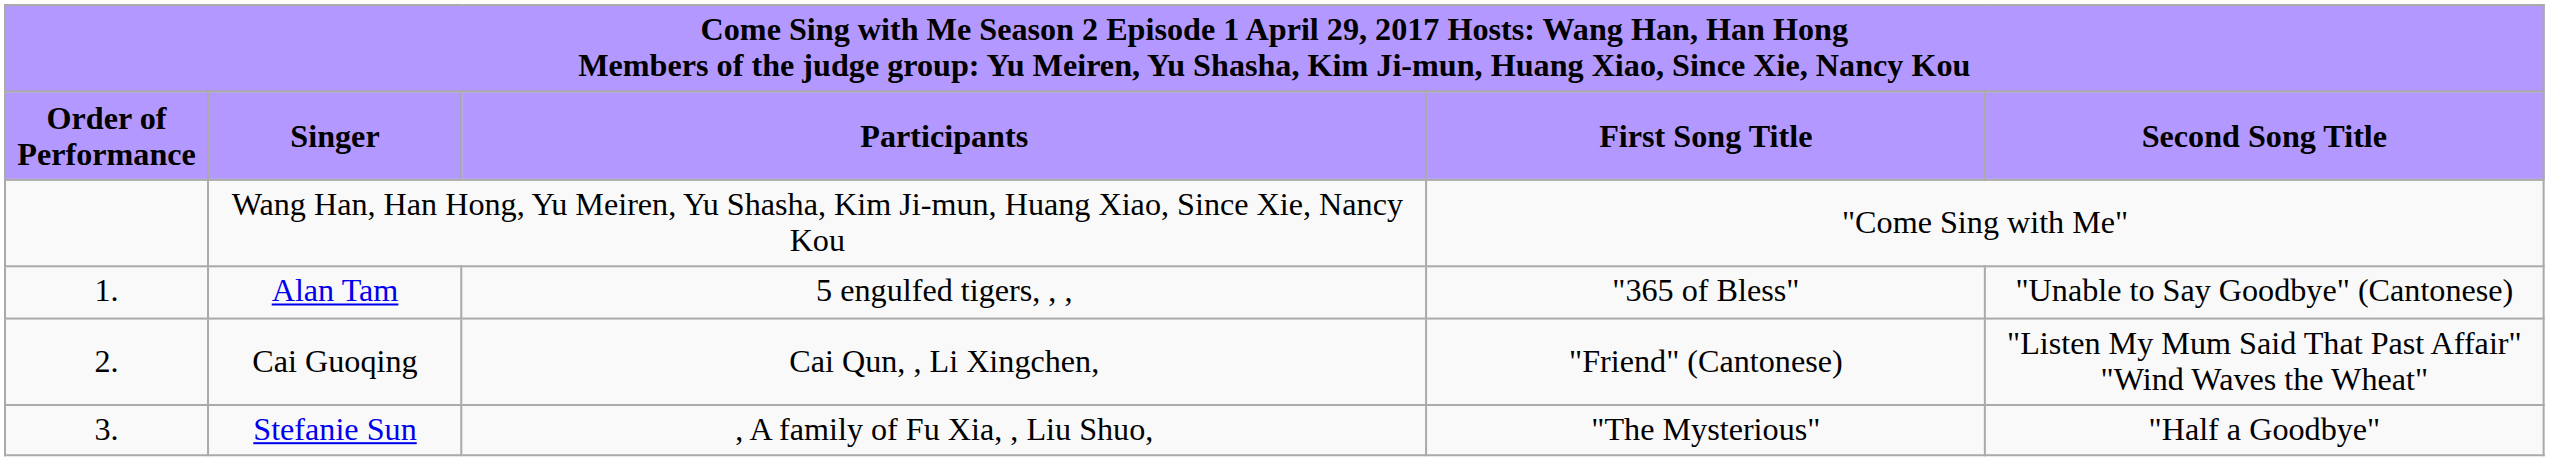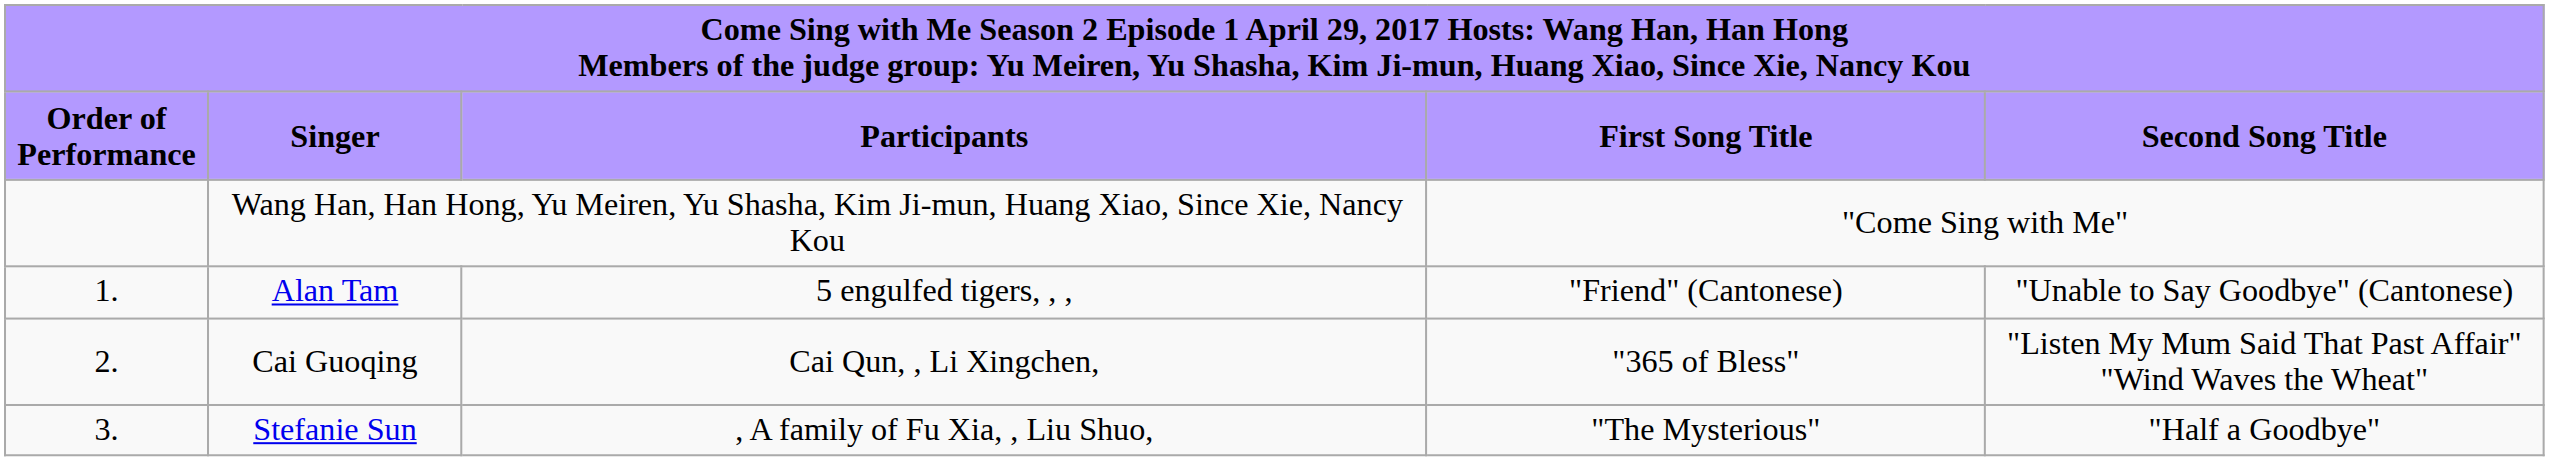(1706, 291) "365 of Bless" -> (1706, 291) "Friend" (Cantonese)
(1706, 360) "Friend" (Cantonese) -> (1706, 360) "365 of Bless"
